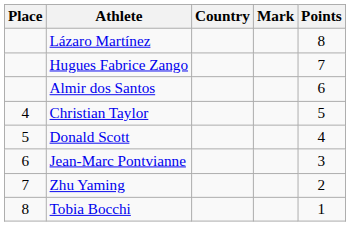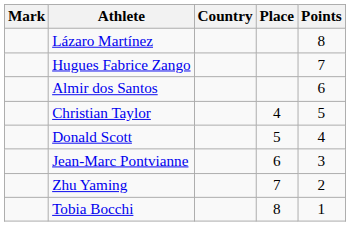columns swapped: (25, 16) <-> (276, 16)
